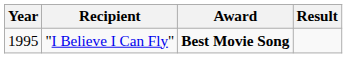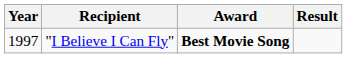(23, 40) 1995 -> (23, 40) 1997
